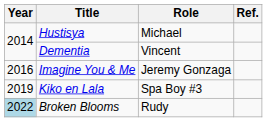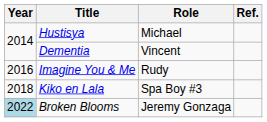(186, 70) Jeremy Gonzaga -> (155, 70) Rudy
(20, 88) 2019 -> (20, 88) 2018
(155, 107) Rudy -> (186, 107) Jeremy Gonzaga
